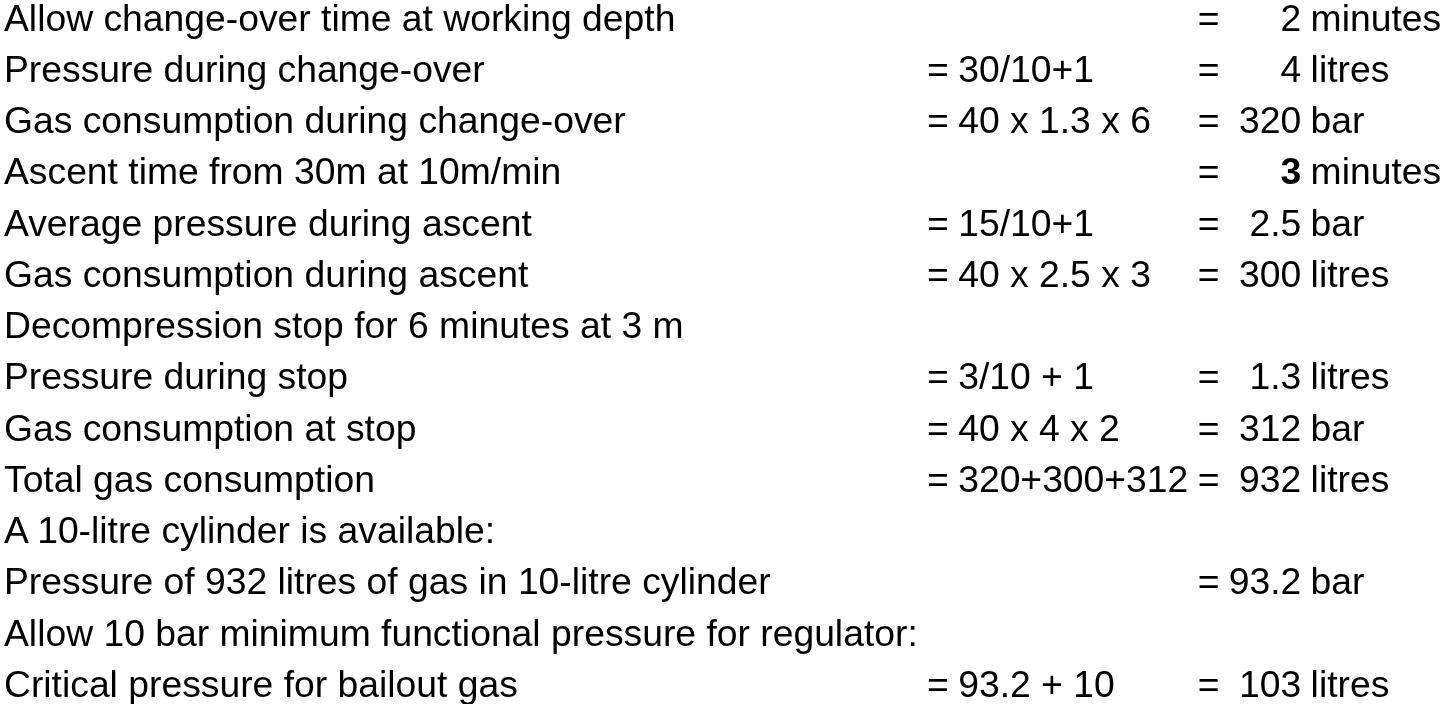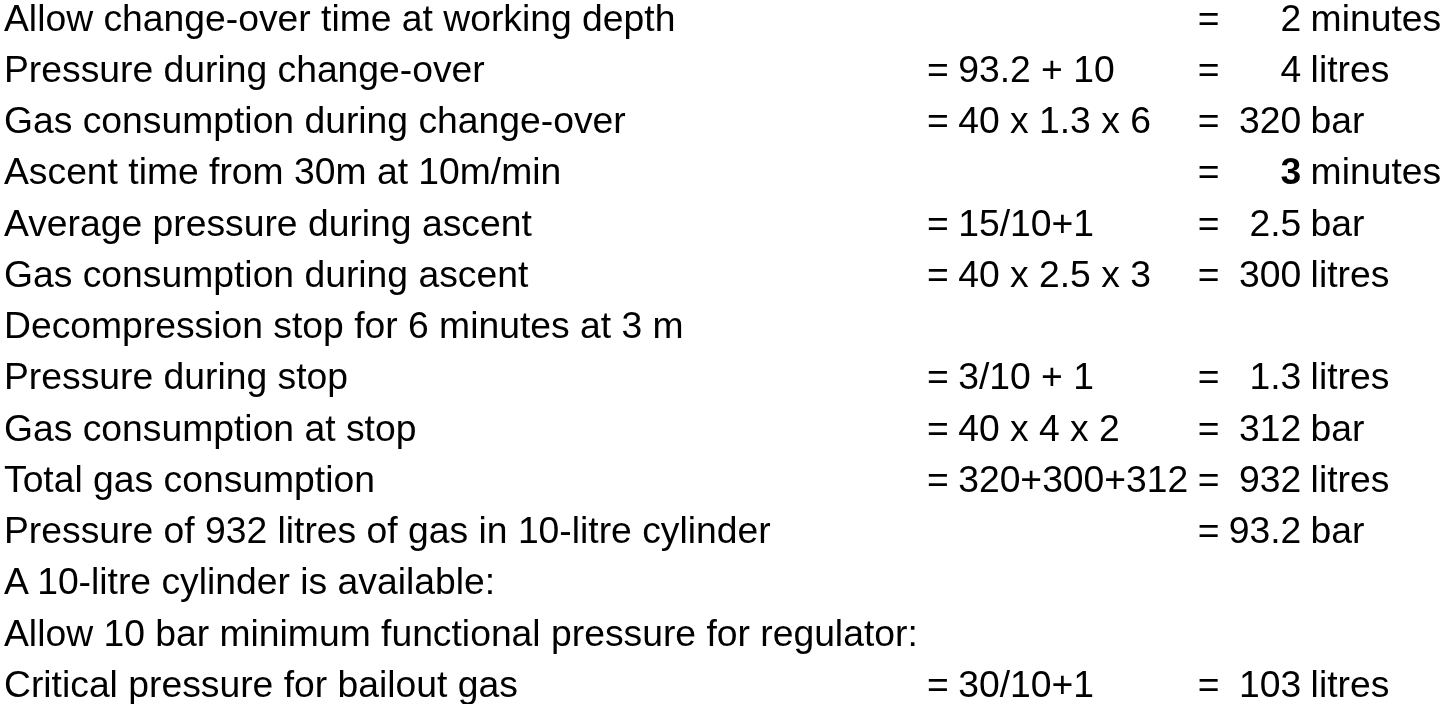(1026, 69) 30/10+1 -> (1036, 69) 93.2 + 10
rows swapped: (250, 530) <-> (387, 582)
(1036, 684) 93.2 + 10 -> (1026, 684) 30/10+1
